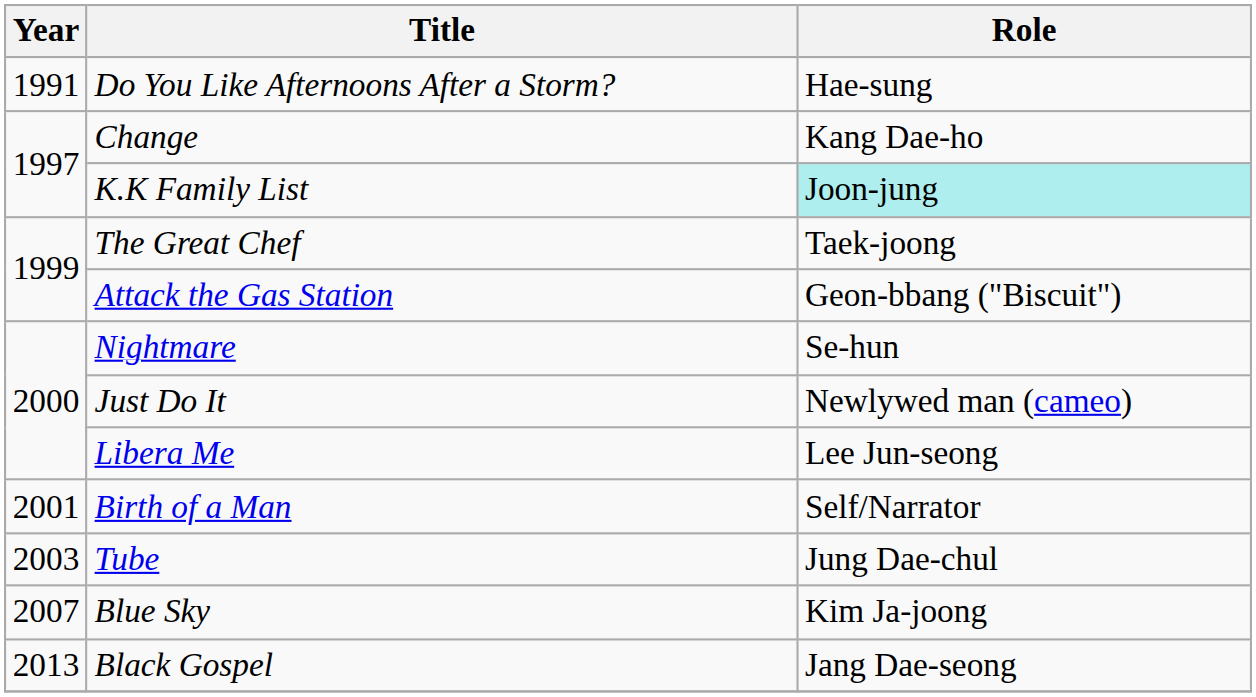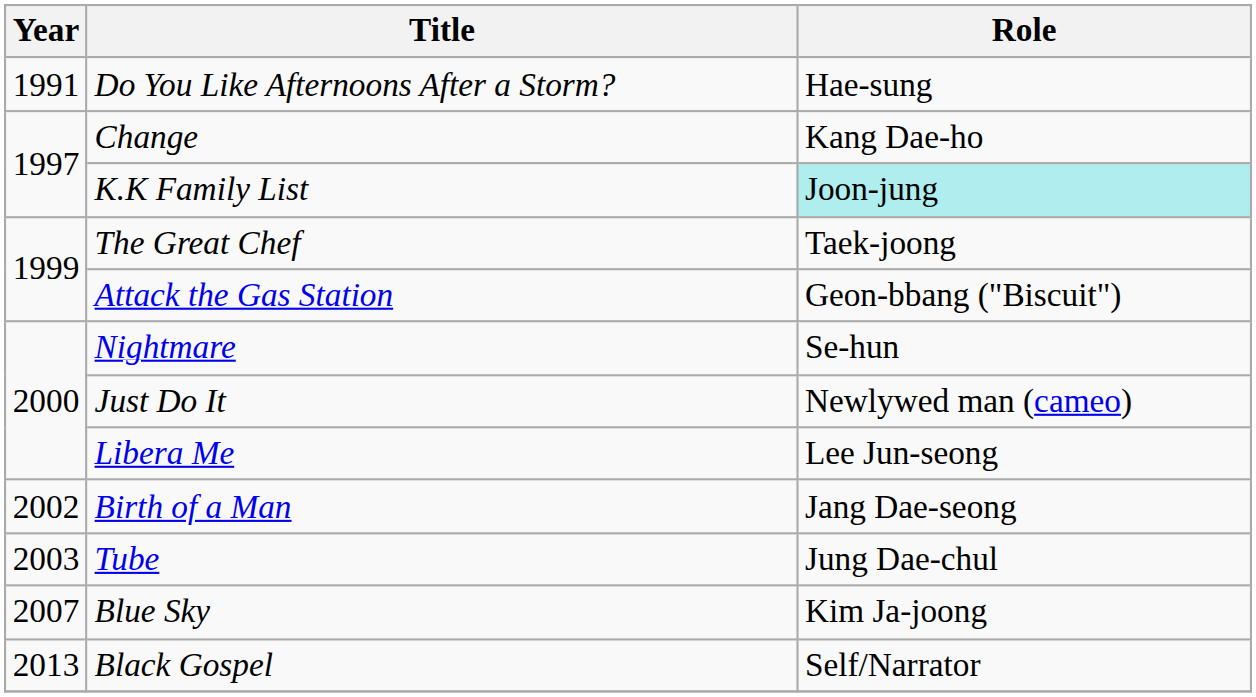(46, 505) 2001 -> (46, 505) 2002
(893, 505) Self/Narrator -> (911, 505) Jang Dae-seong
(911, 664) Jang Dae-seong -> (893, 664) Self/Narrator
